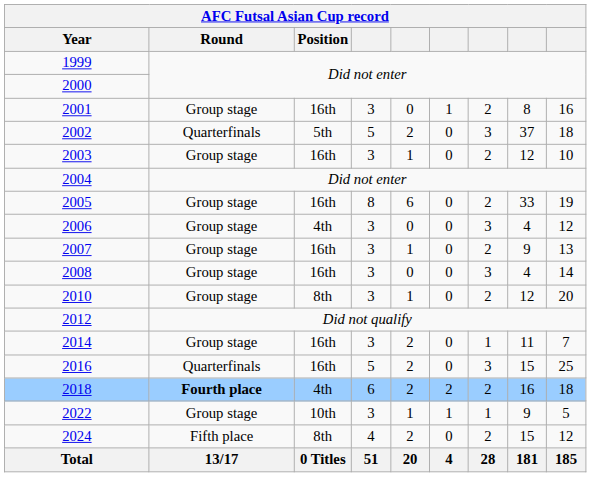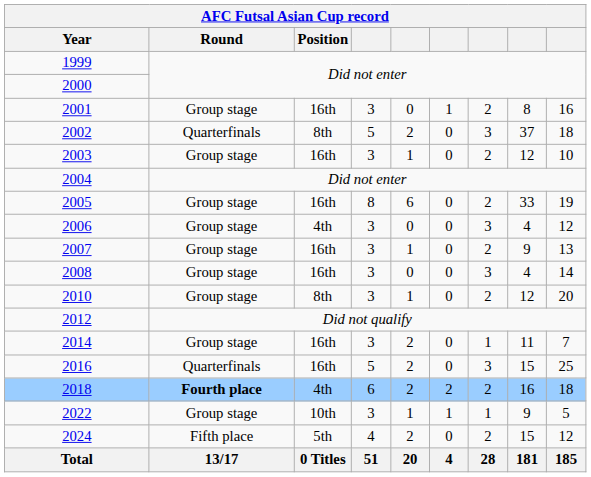(323, 132) 5th -> (323, 132) 8th
(323, 436) 8th -> (323, 436) 5th
